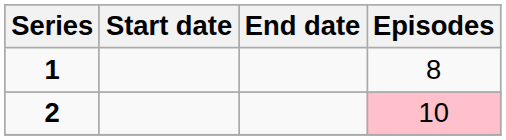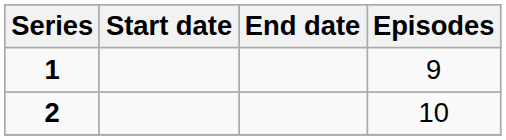(434, 69) 8 -> (434, 69) 9
(434, 112) pink background -> (434, 112) no background
